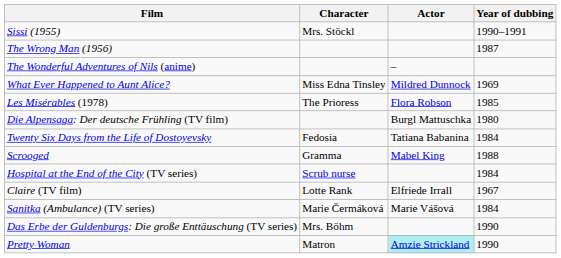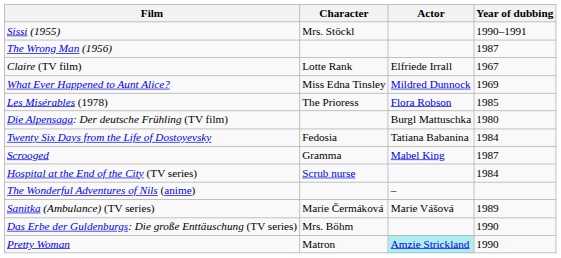rows swapped: (44, 191) <-> (101, 66)
(488, 155) 1988 -> (488, 155) 1987
(488, 208) 1984 -> (488, 208) 1989
